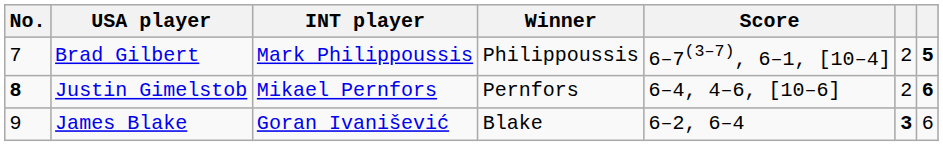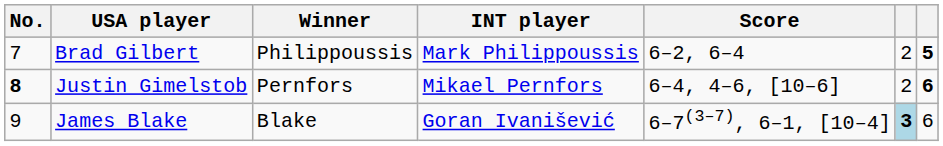columns swapped: (365, 21) <-> (561, 21)
(770, 56) 6–7(3–7), 6–1, [10–4] -> (696, 54) 6–2, 6–4
(696, 124) 6–2, 6–4 -> (770, 122) 6–7(3–7), 6–1, [10–4]
(906, 124) no background -> (906, 122) lightblue background
